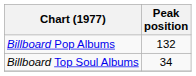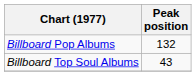(166, 62) 34 -> (166, 62) 43
